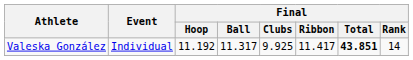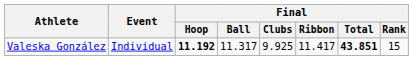(196, 46) normal -> (196, 46) bold
(394, 46) 14 -> (394, 46) 15
